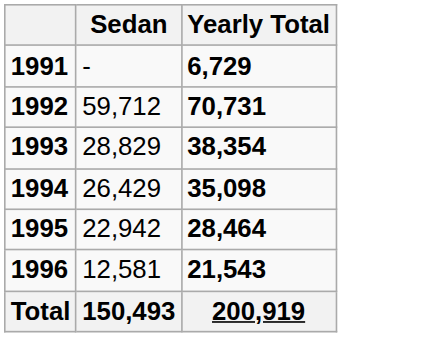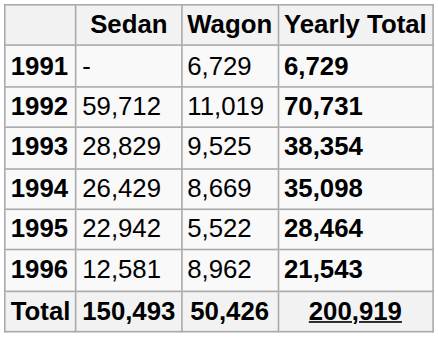+ column: (230, 24)
